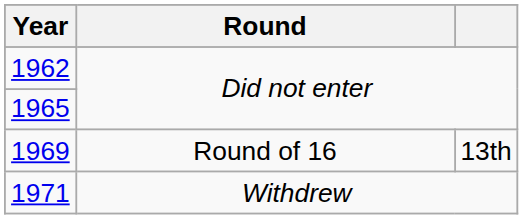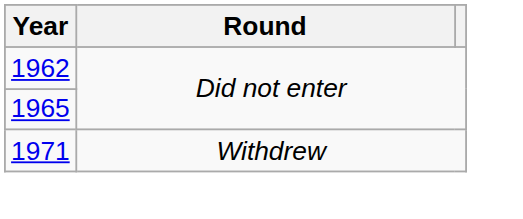- row: (40, 151)
